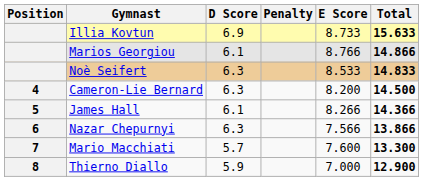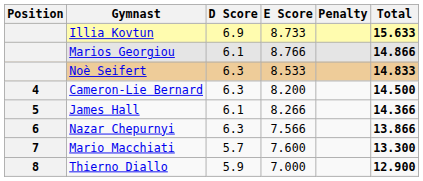columns swapped: (343, 14) <-> (288, 14)
